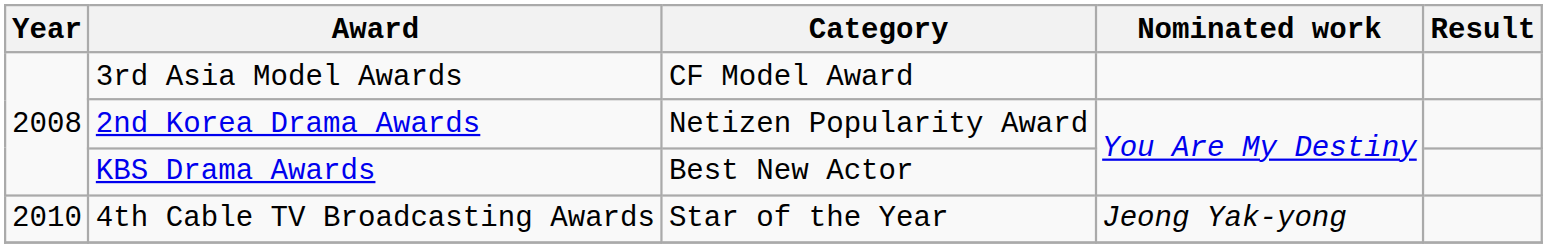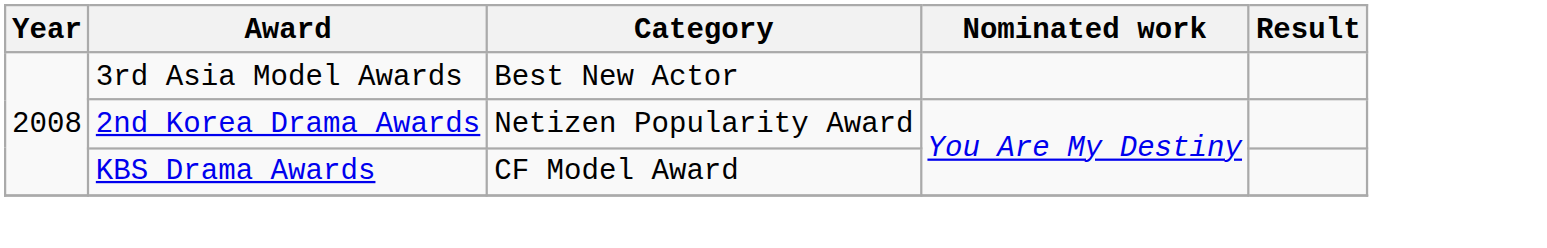(791, 76) CF Model Award -> (616, 76) Best New Actor
(791, 171) Best New Actor -> (616, 171) CF Model Award
- row: (375, 219)
